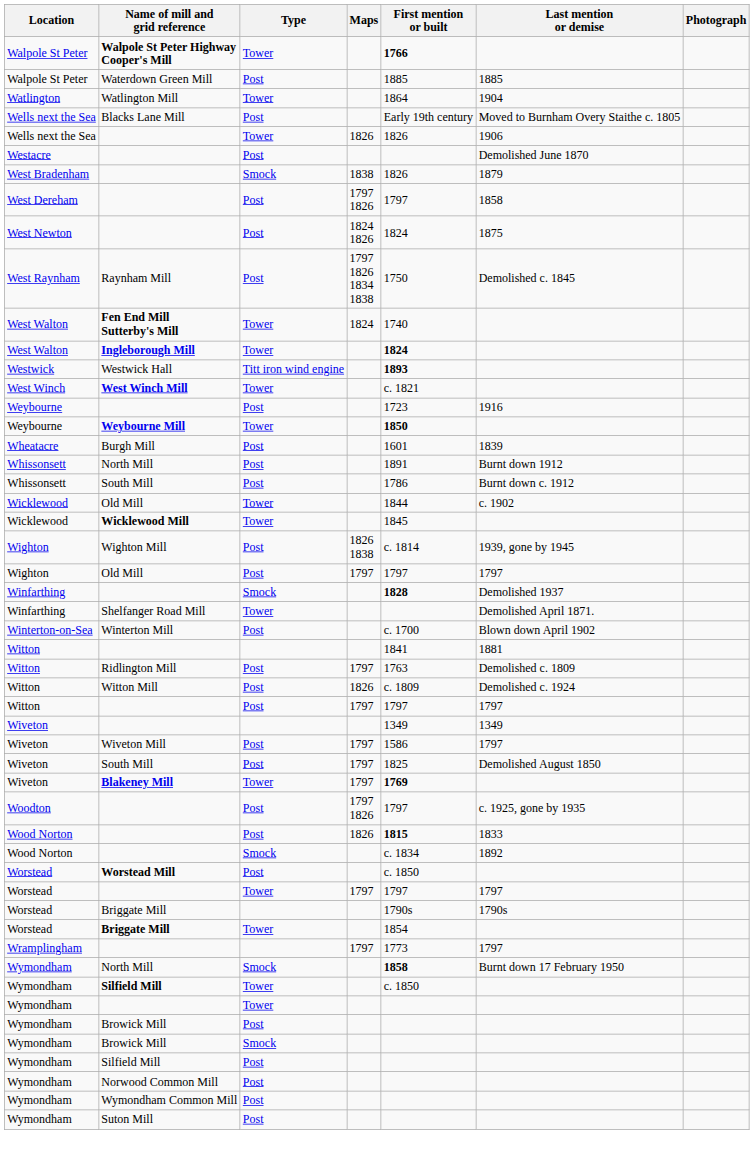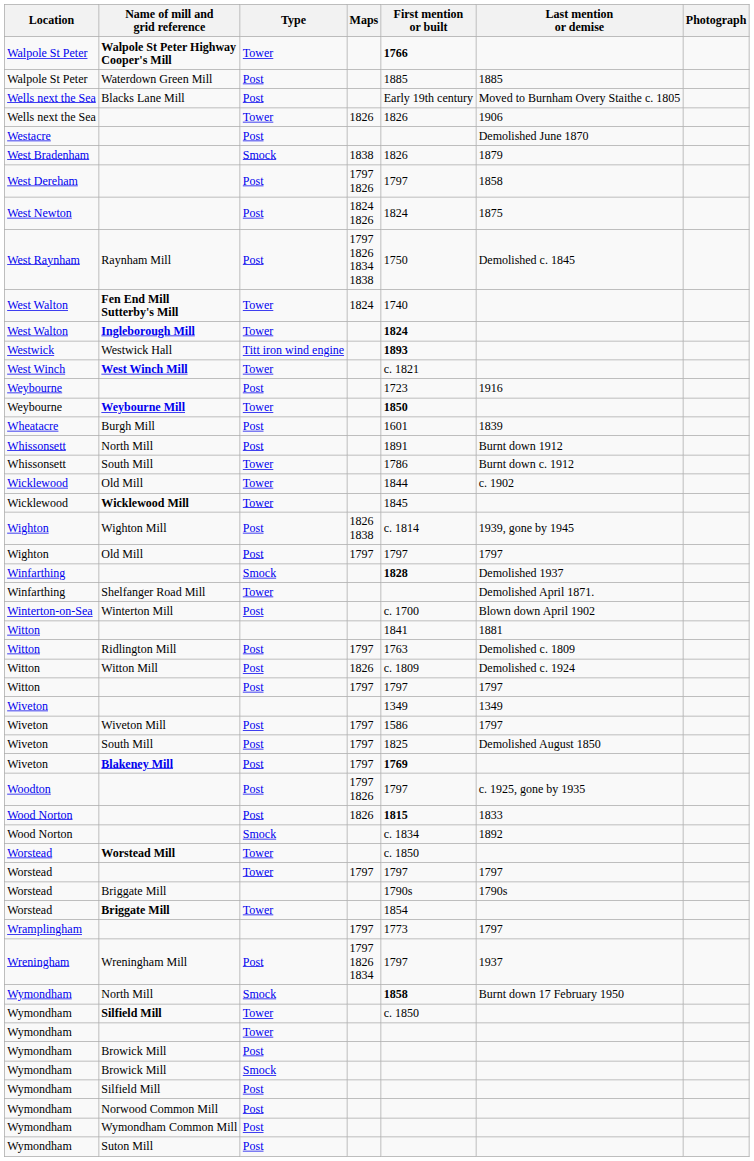- row: (34, 98)
(253, 483) Post -> (258, 464) Tower
(258, 782) Tower -> (253, 763) Post
(253, 872) Post -> (258, 853) Tower
+ row: (38, 961)
